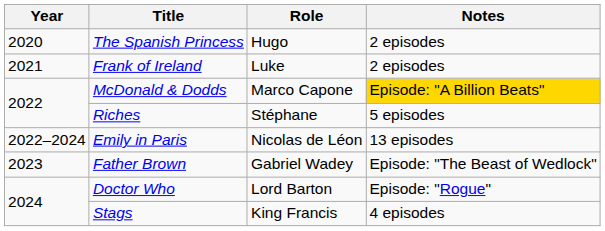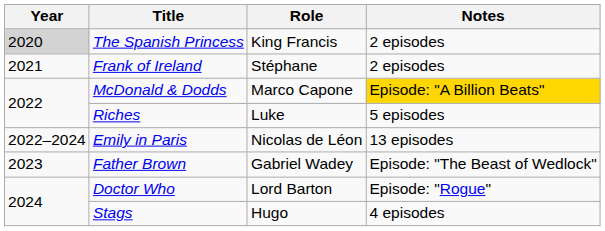(25, 41) no background -> (25, 41) lightgrey background
(270, 41) Hugo -> (294, 41) King Francis
(268, 66) Luke -> (284, 66) Stéphane
(284, 115) Stéphane -> (268, 115) Luke
(294, 213) King Francis -> (270, 213) Hugo
